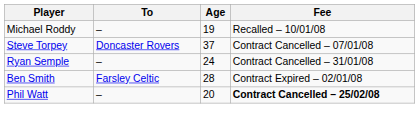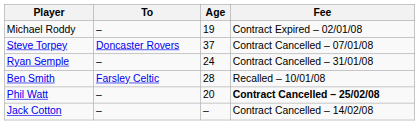(279, 29) Recalled – 10/01/08 -> (297, 29) Contract Expired – 02/01/08
(297, 78) Contract Expired – 02/01/08 -> (279, 78) Recalled – 10/01/08
+ row: (34, 111)
